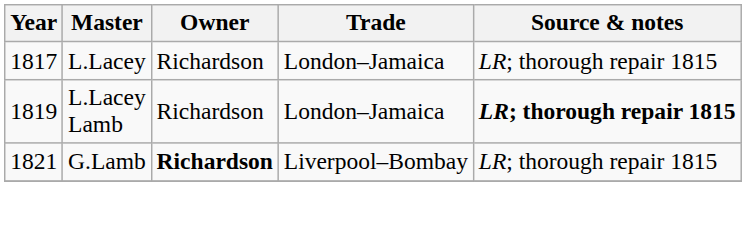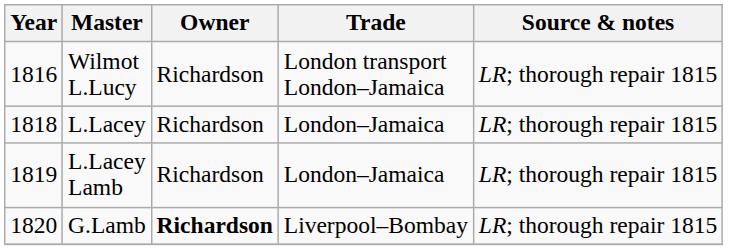+ row: (104, 73)
(34, 60) 1817 -> (34, 124) 1818
(607, 110) bold -> (598, 174) normal
(34, 161) 1821 -> (34, 225) 1820
